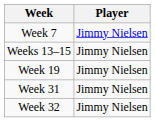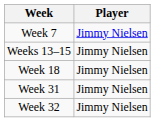+ row: (39, 70)
- row: (39, 70)
